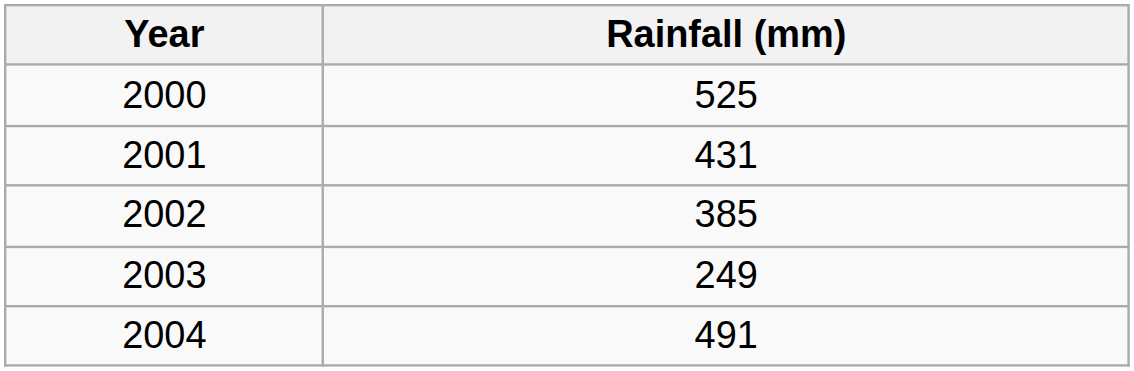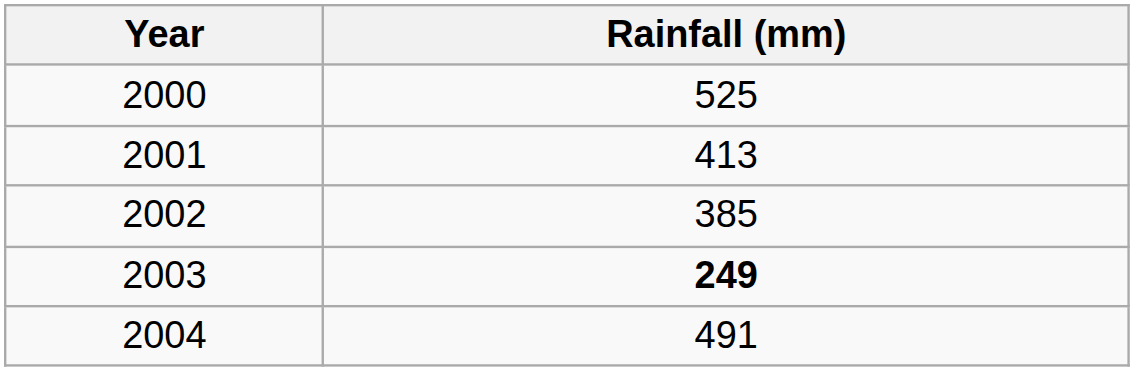(726, 154) 431 -> (726, 154) 413
(726, 275) normal -> (726, 275) bold
